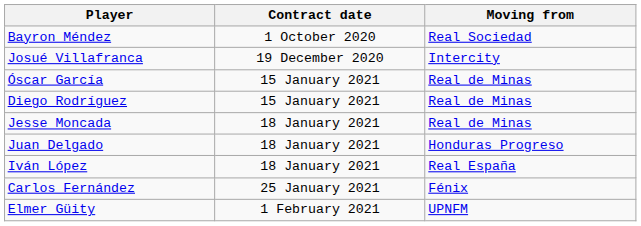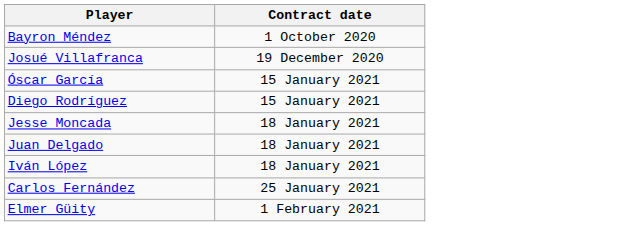- column: (530, 15)
